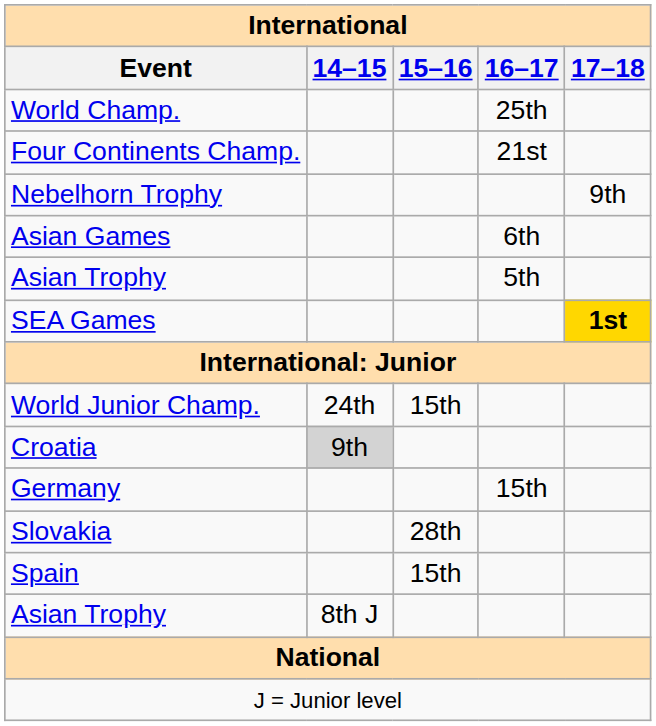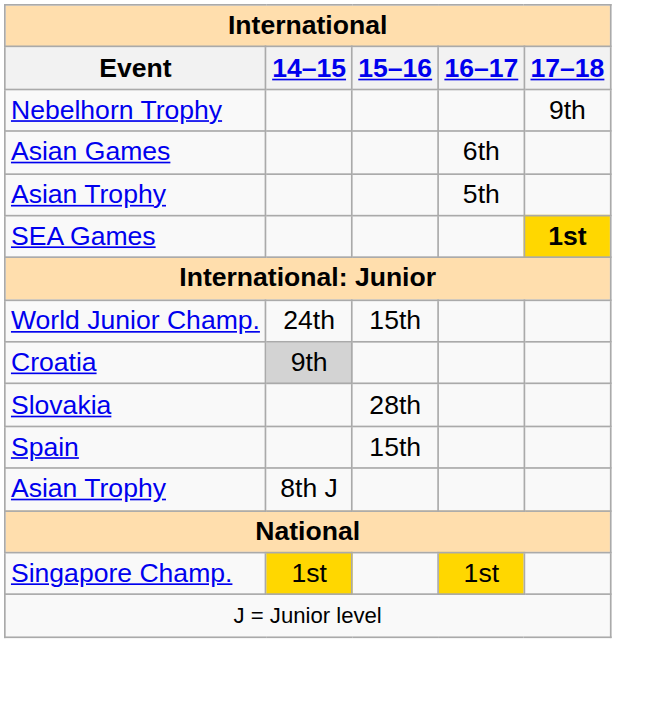- row: (96, 109)
- row: (156, 151)
- row: (66, 488)
+ row: (122, 573)
